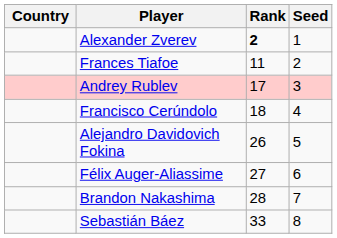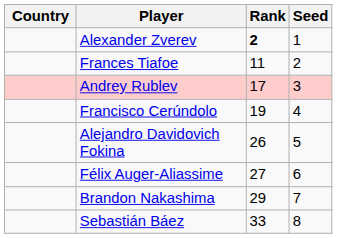(258, 110) 18 -> (258, 110) 19
(258, 198) 28 -> (258, 198) 29
